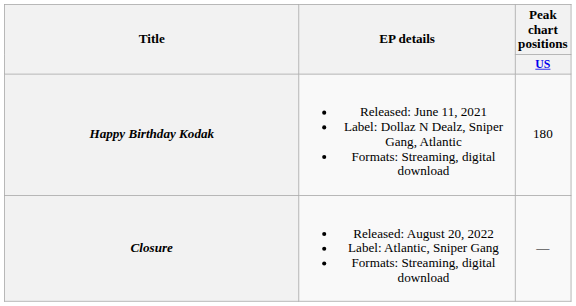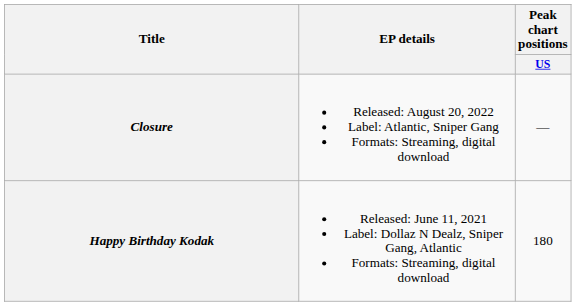rows swapped: (152, 134) <-> (152, 248)
